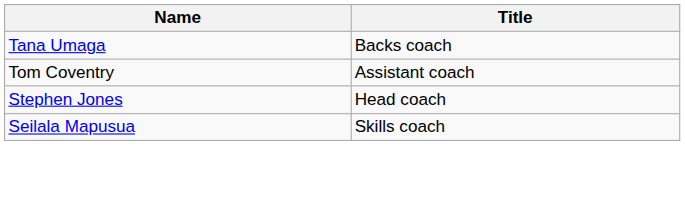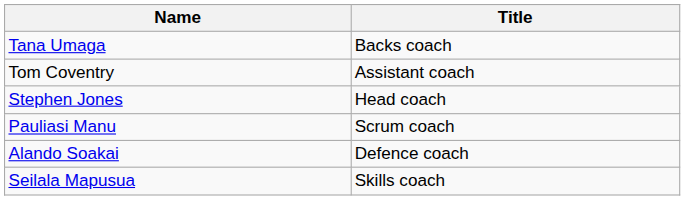+ row: (62, 126)
+ row: (64, 153)
